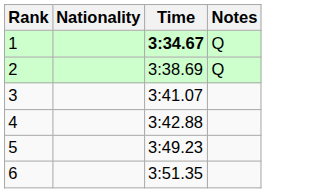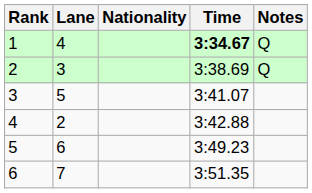+ column: (75, 17)
